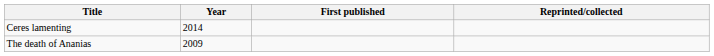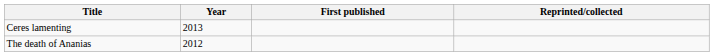(193, 28) 2014 -> (193, 28) 2013
(193, 43) 2009 -> (193, 43) 2012
